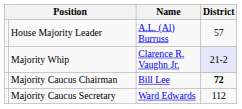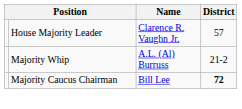(156, 33) A.L. (Al) Burruss -> (161, 33) Clarence R. Vaughn Jr.
(161, 59) Clarence R. Vaughn Jr. -> (156, 59) A.L. (Al) Burruss
(219, 59) lavender background -> (219, 59) no background
- row: (63, 96)
